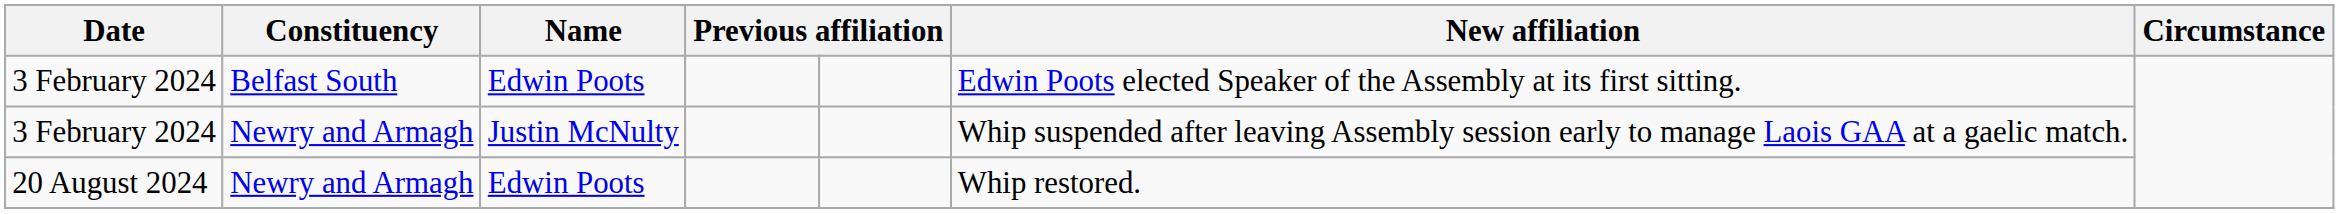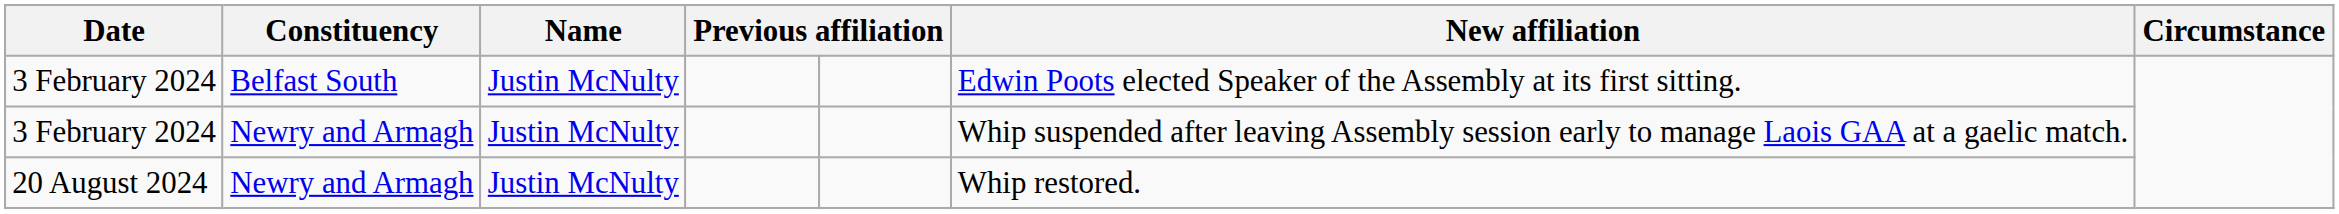(566, 81) Edwin Poots -> (583, 81) Justin McNulty
(566, 182) Edwin Poots -> (583, 182) Justin McNulty
